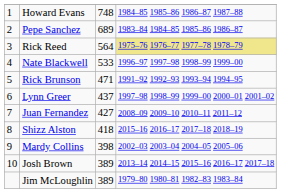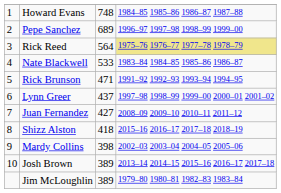(180, 29) 1983–84 1984–85 1985–86 1986–87 -> (180, 29) 1996–97 1997–98 1998–99 1999–00
(180, 63) 1996–97 1997–98 1998–99 1999–00 -> (180, 63) 1983–84 1984–85 1985–86 1986–87
